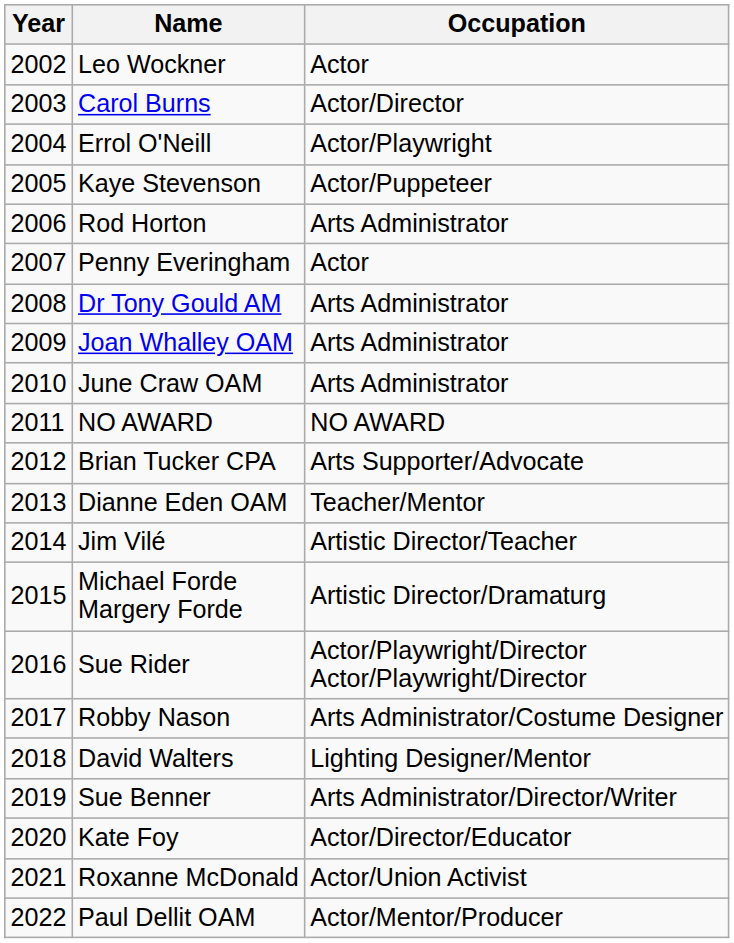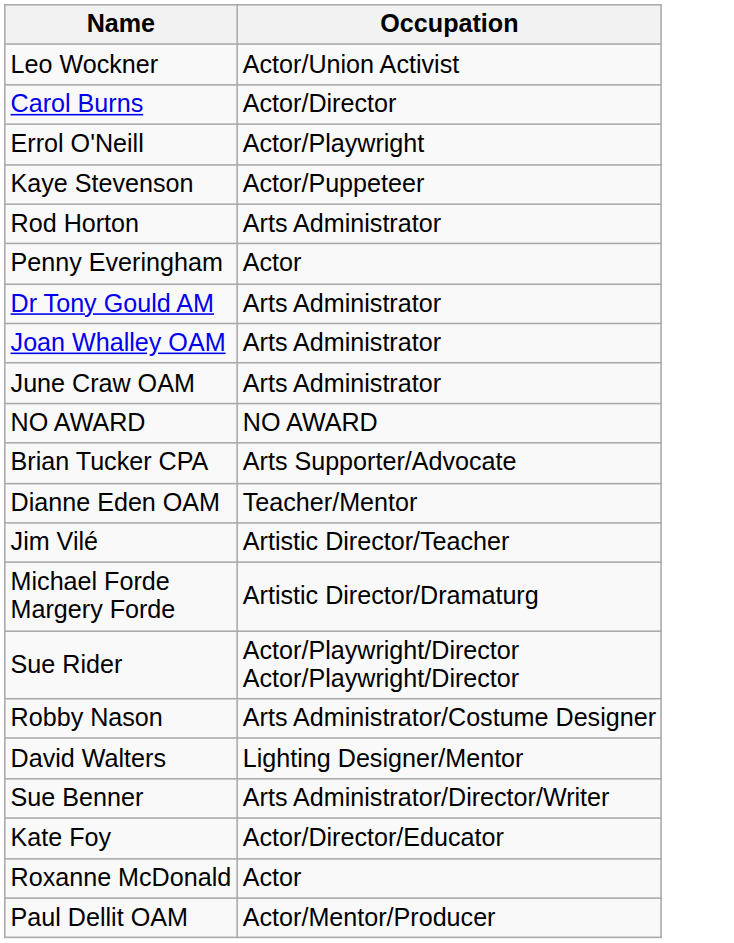- column: (39, 24)
(340, 64) Actor -> (351, 64) Actor/Union Activist
(418, 877) Actor/Union Activist -> (272, 877) Actor
